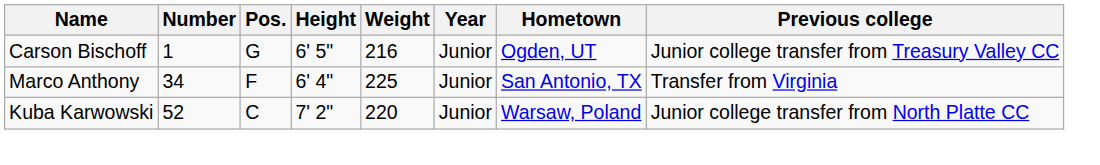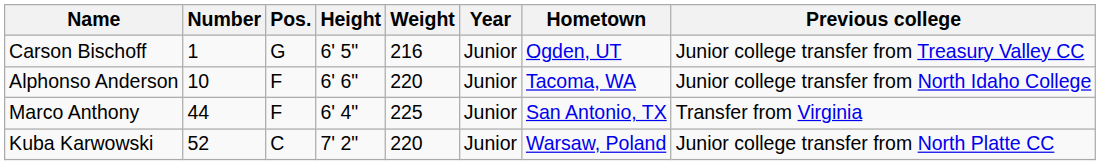+ row: (94, 81)
(173, 81) 34 -> (198, 112) 44
